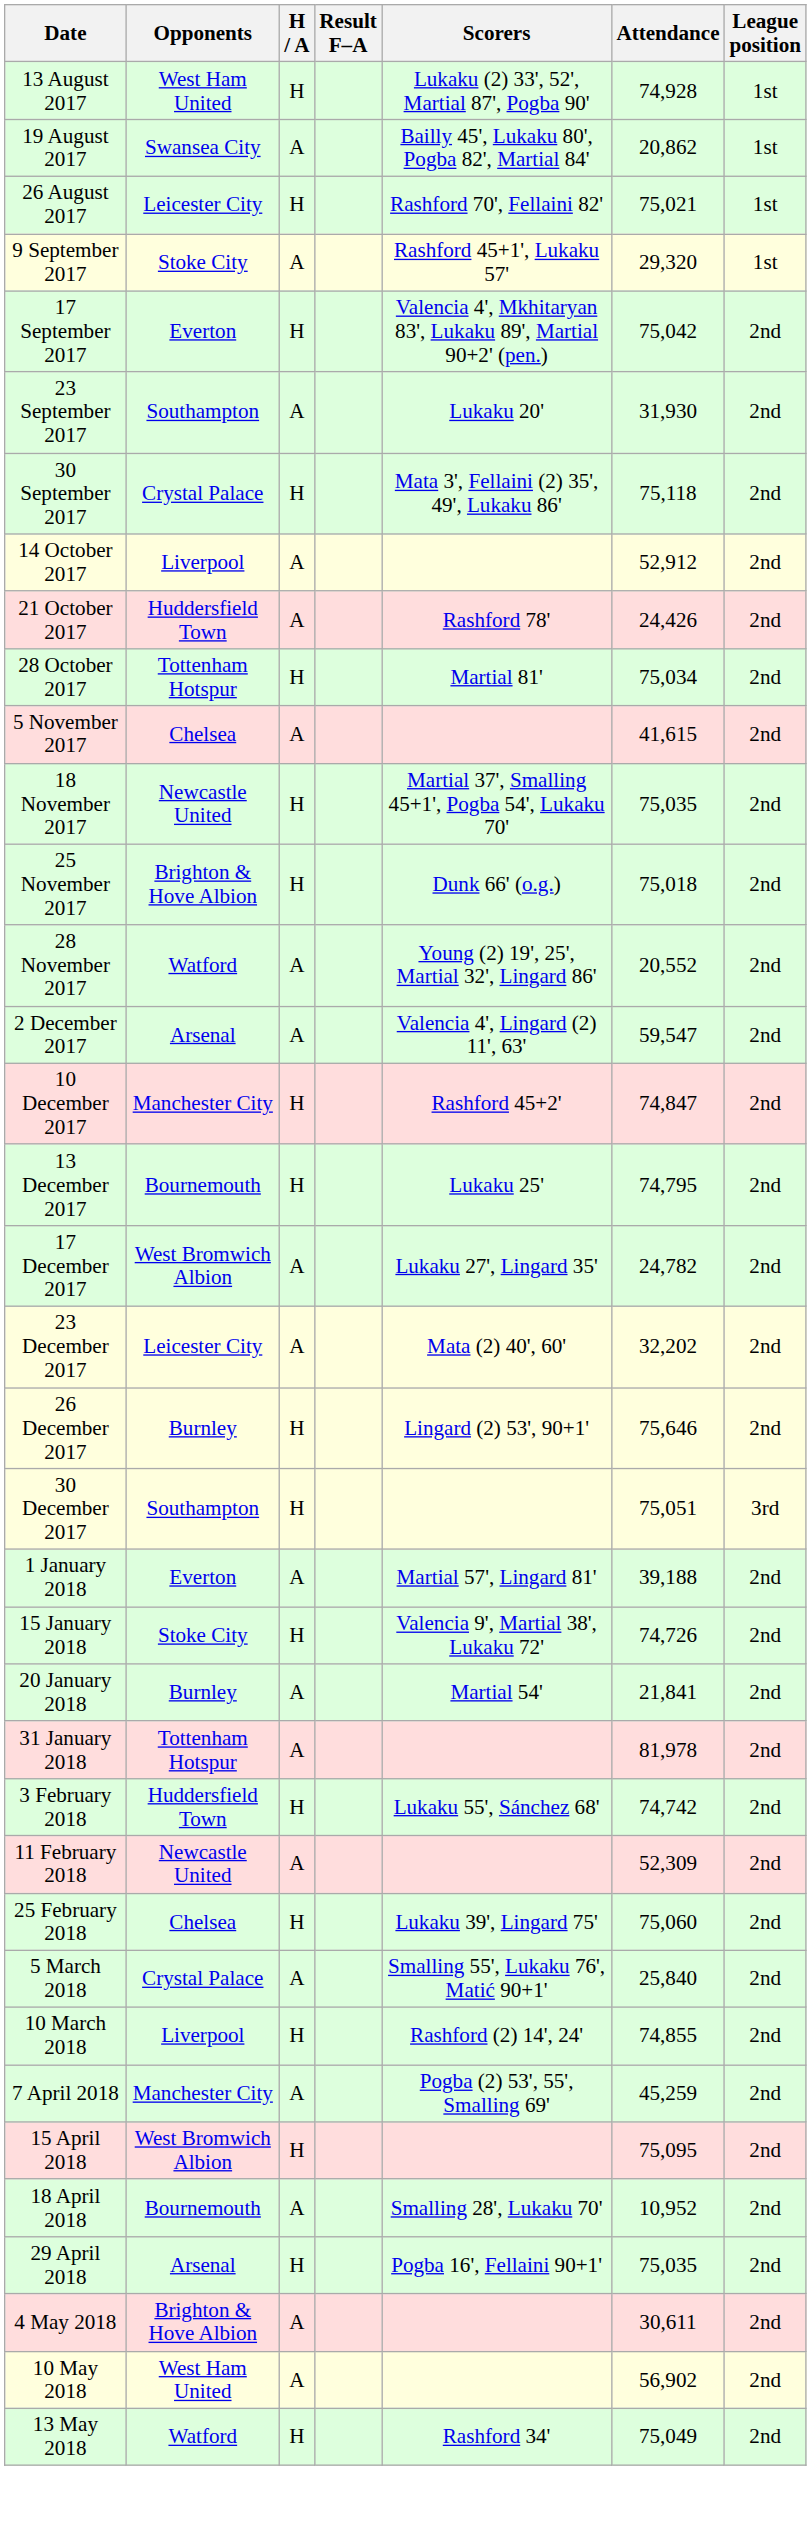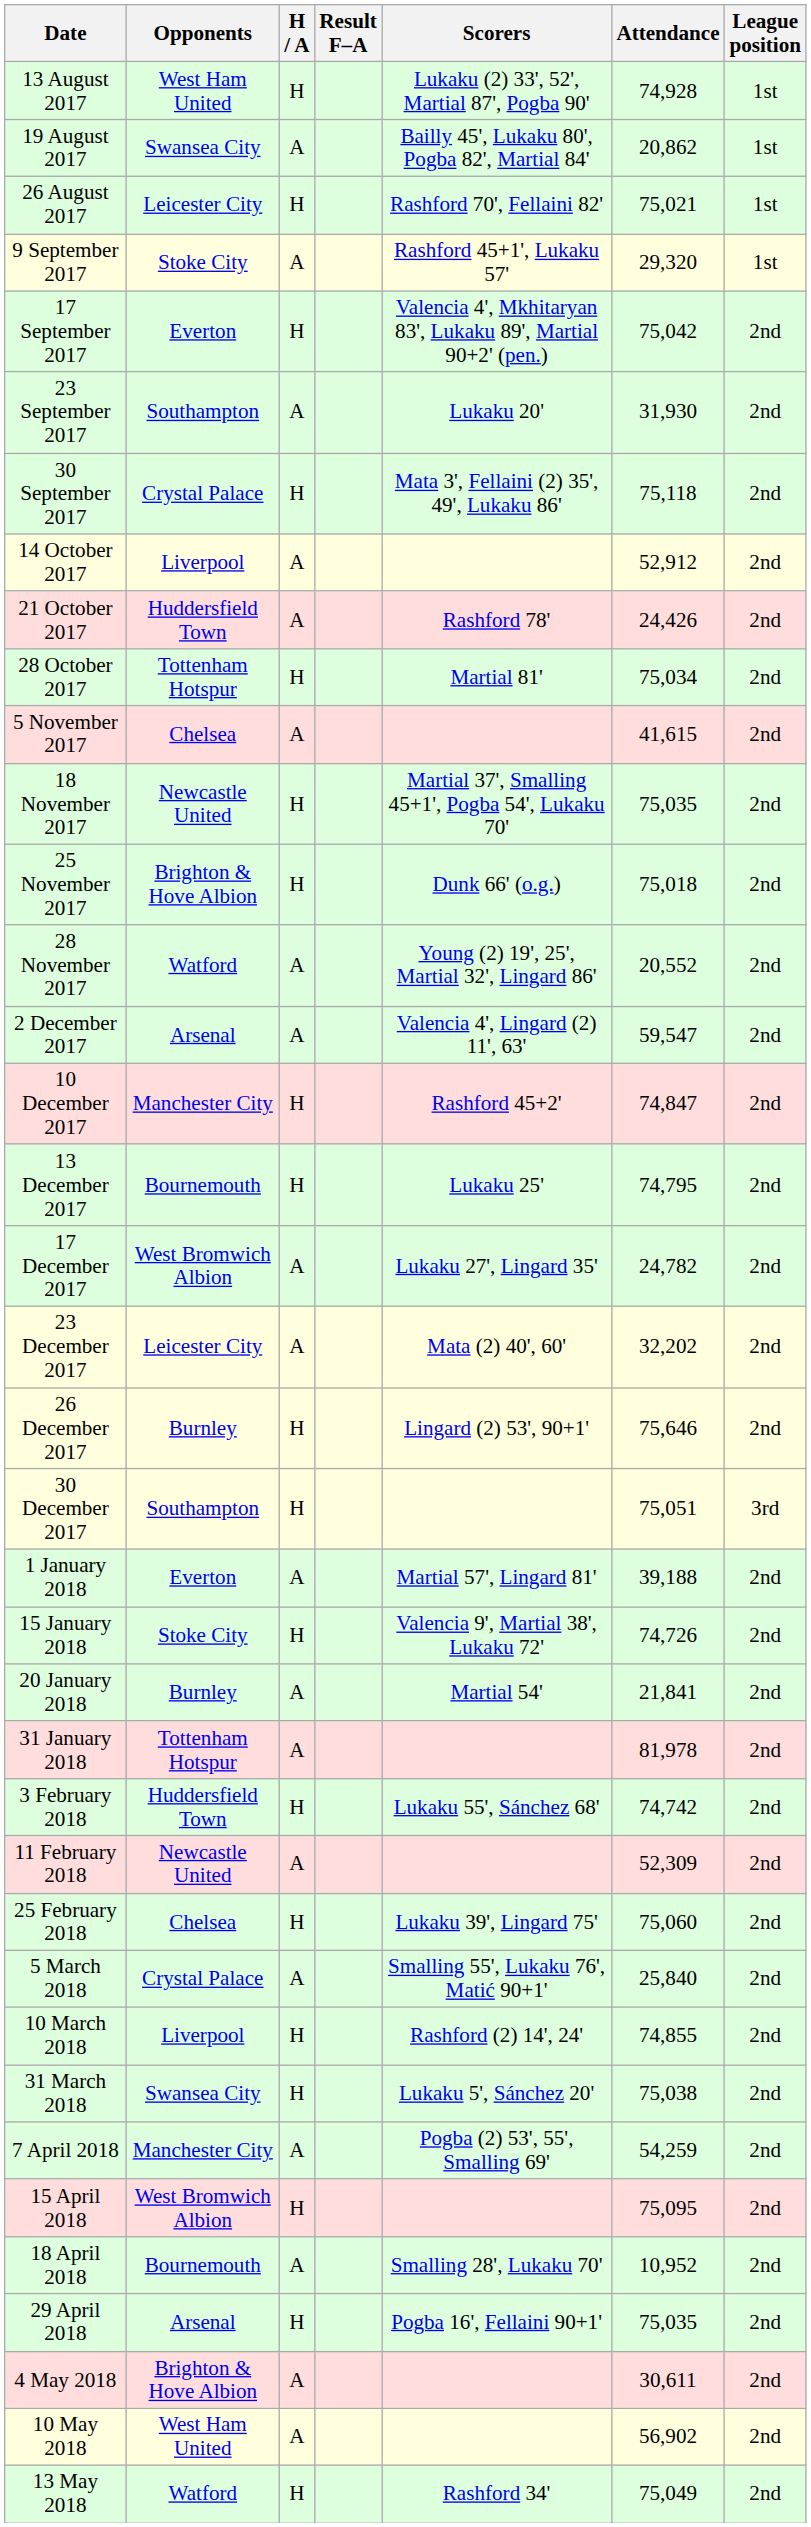+ row: (65, 2093)
(668, 2093) 45,259 -> (668, 2150) 54,259
